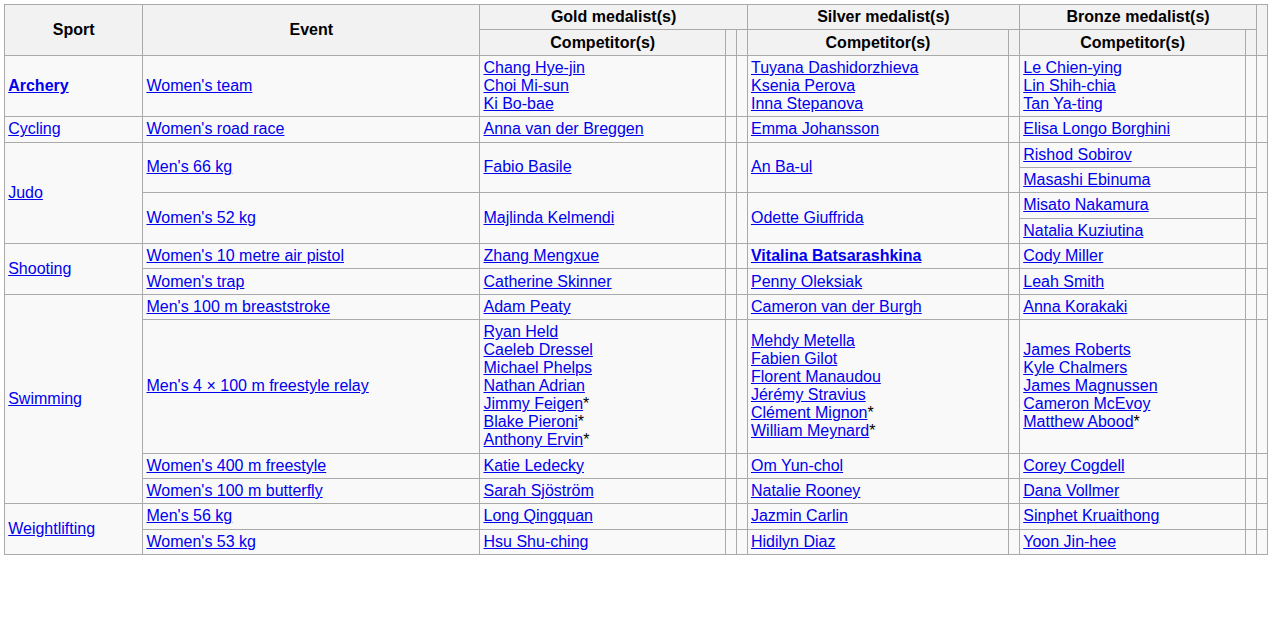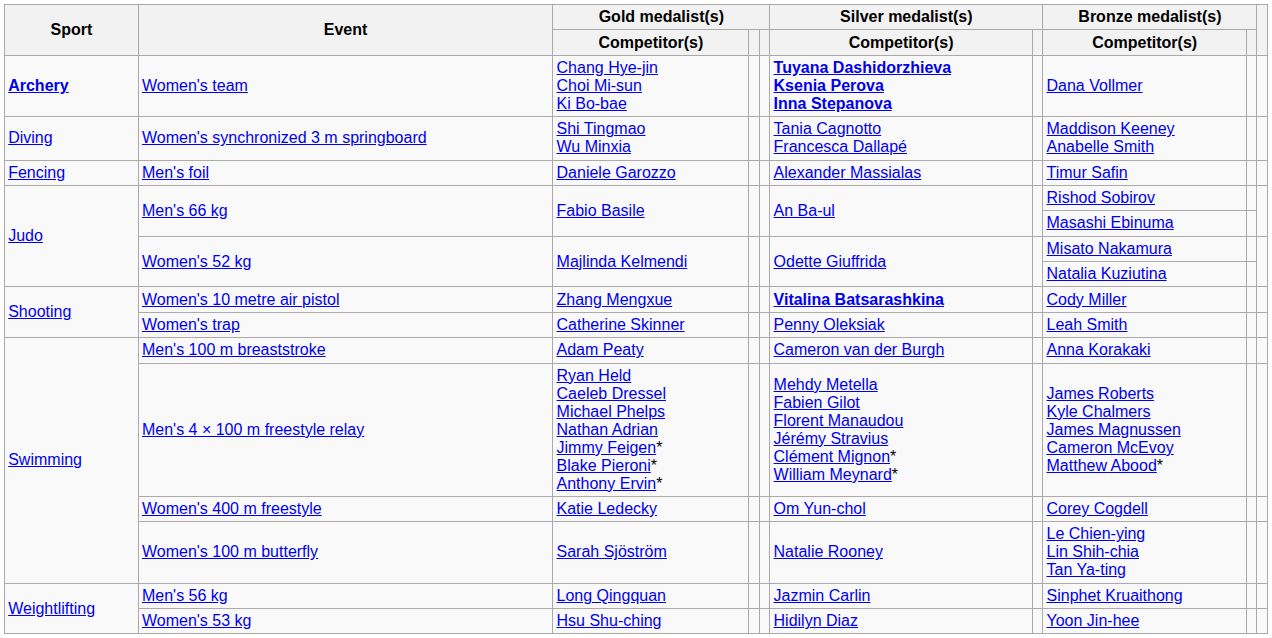(835, 85) normal -> (862, 85) bold
(1073, 85) Le Chien-ying Lin Shih-chia Tan Ya-ting -> (1095, 85) Dana Vollmer
- row: (215, 129)
+ row: (284, 138)
+ row: (175, 172)
(1071, 491) Dana Vollmer -> (1096, 552) Le Chien-ying Lin Shih-chia Tan Ya-ting
